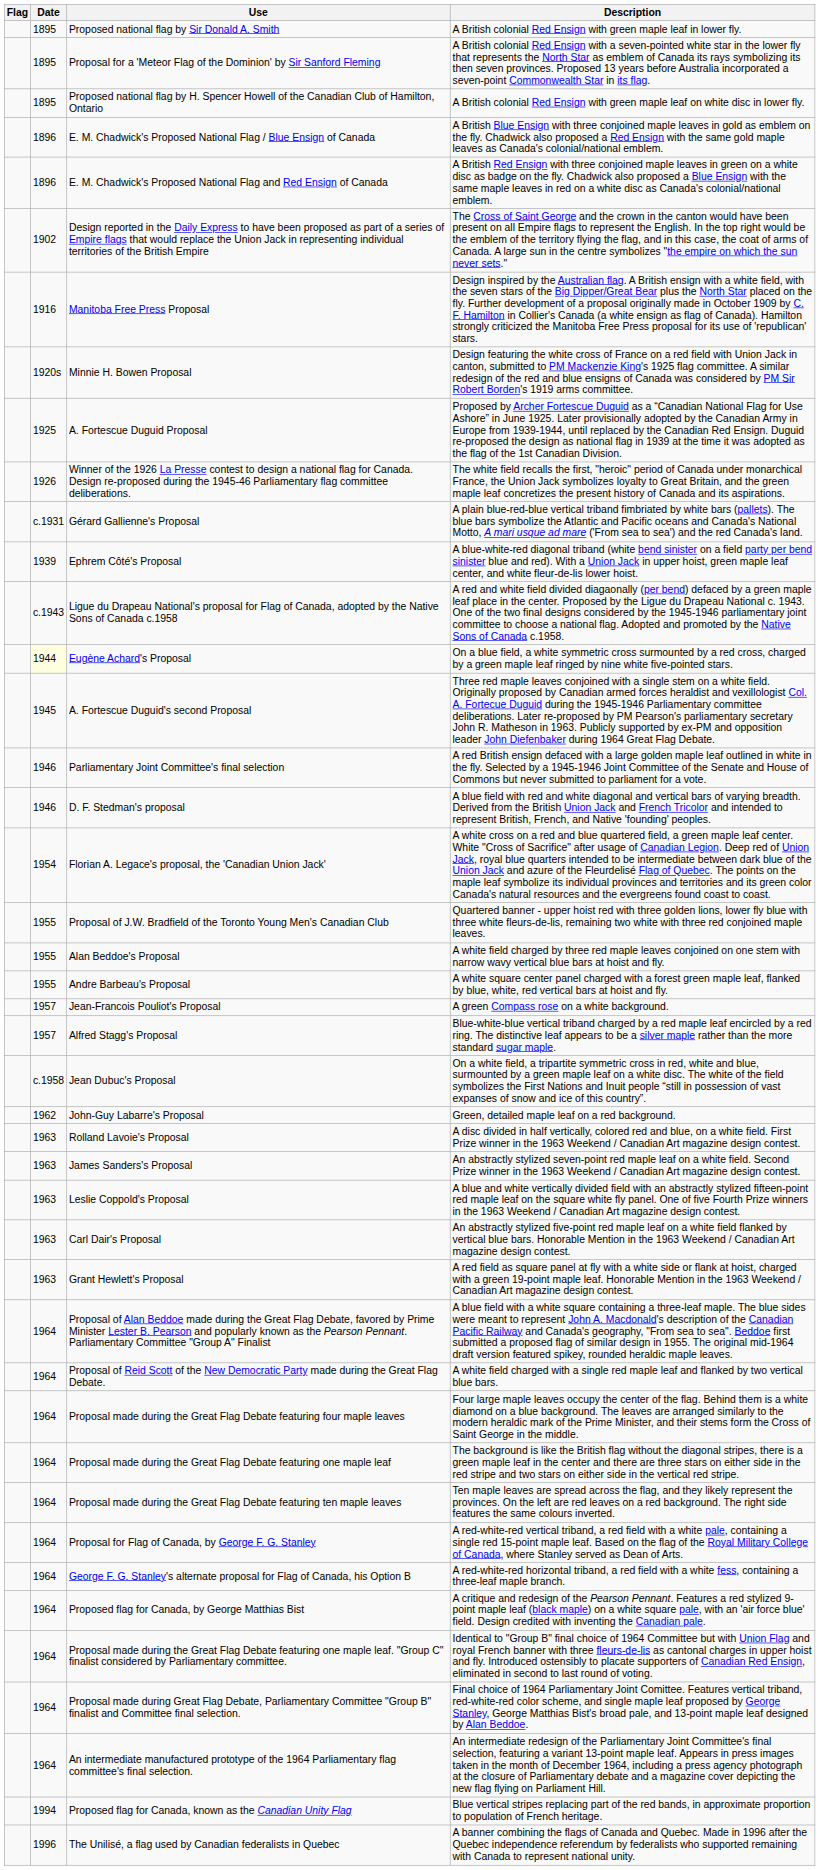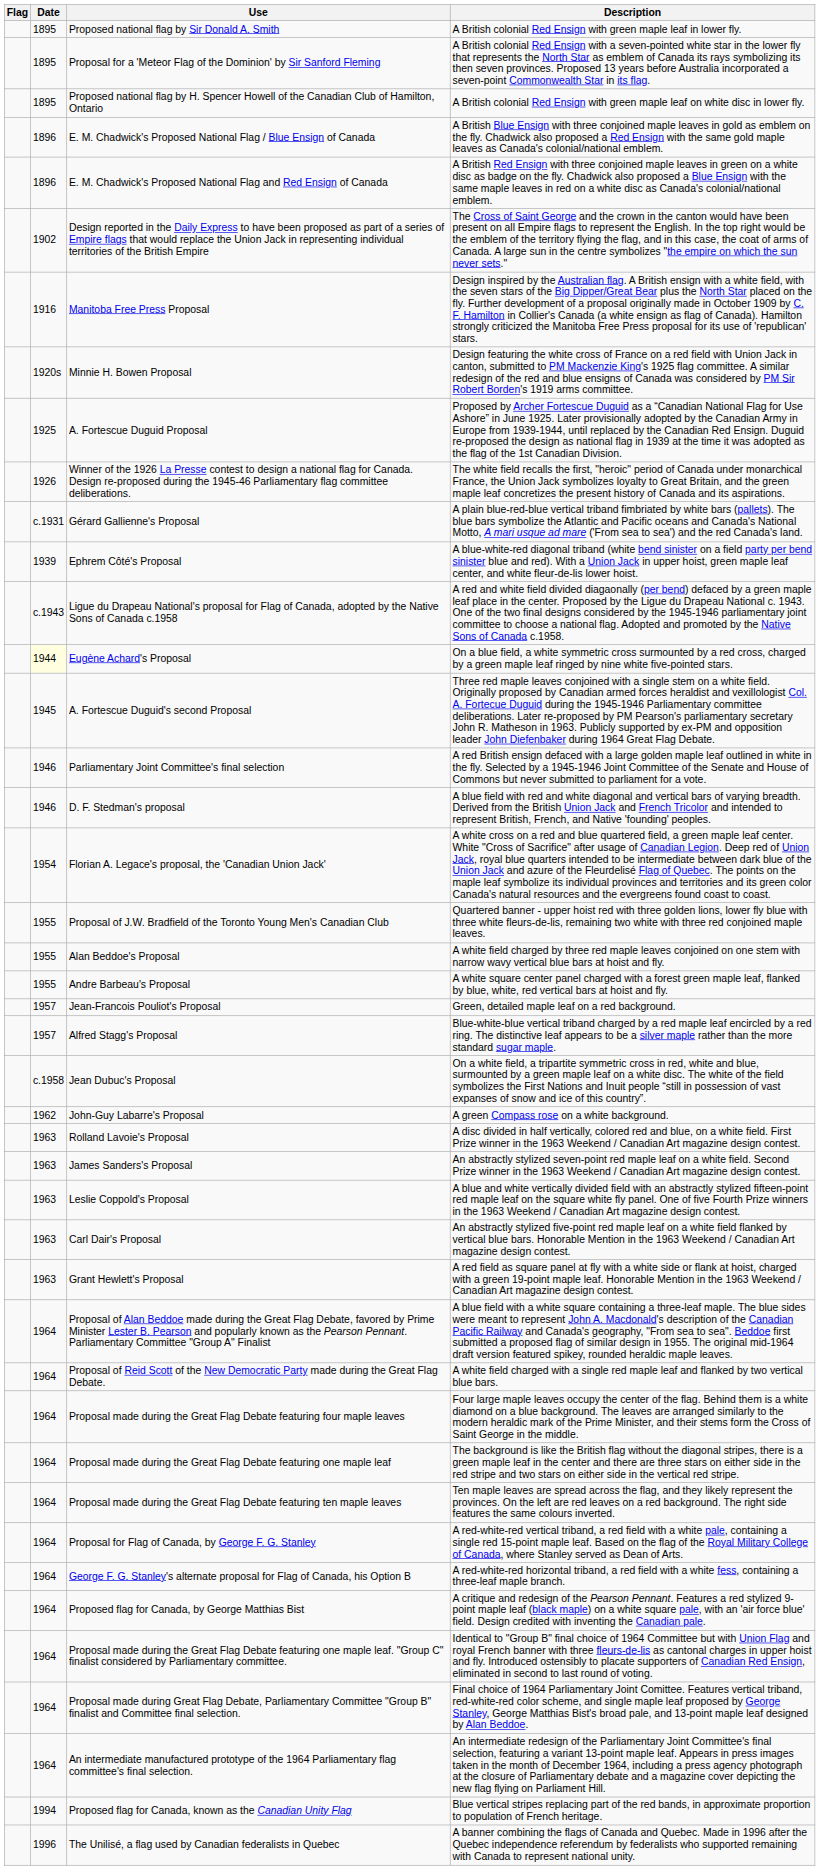(561, 1007) A green Compass rose on a white background. -> (564, 1007) Green, detailed maple leaf on a red background.
(564, 1115) Green, detailed maple leaf on a red background. -> (561, 1115) A green Compass rose on a white background.
